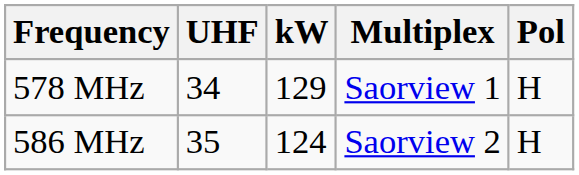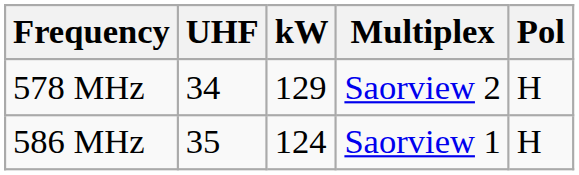(423, 86) Saorview 1 -> (423, 86) Saorview 2
(423, 141) Saorview 2 -> (423, 141) Saorview 1
